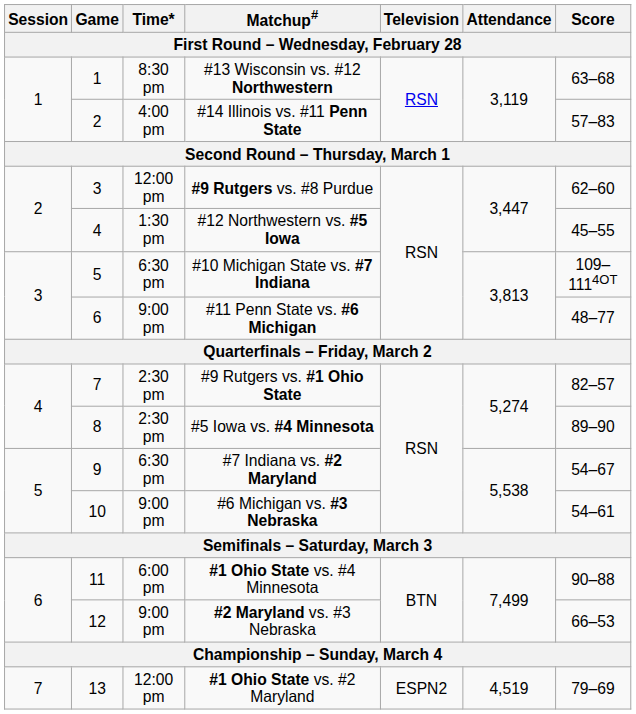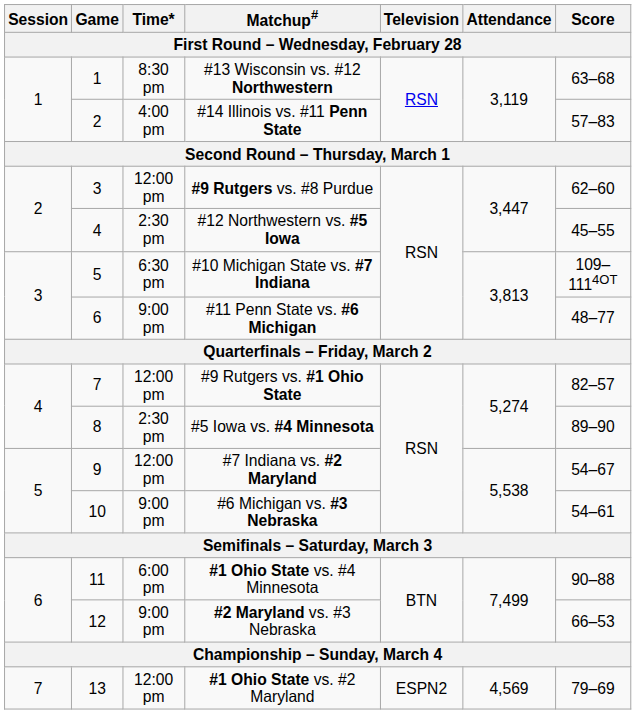(154, 230) 1:30 pm -> (154, 230) 2:30 pm
(154, 385) 2:30 pm -> (154, 385) 12:00 pm
(154, 470) 6:30 pm -> (154, 470) 12:00 pm
(509, 688) 4,519 -> (509, 688) 4,569
